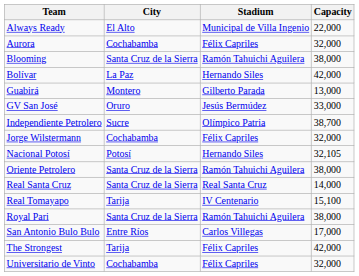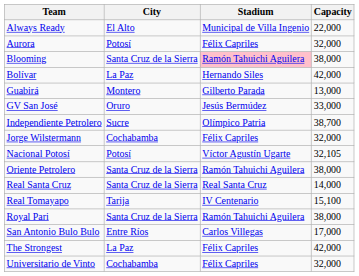(132, 43) Cochabamba -> (119, 43) Potosí
(253, 59) no background -> (253, 59) pink background
(233, 153) Hernando Siles -> (246, 153) Víctor Agustín Ugarte
(118, 248) Tarija -> (120, 248) La Paz
